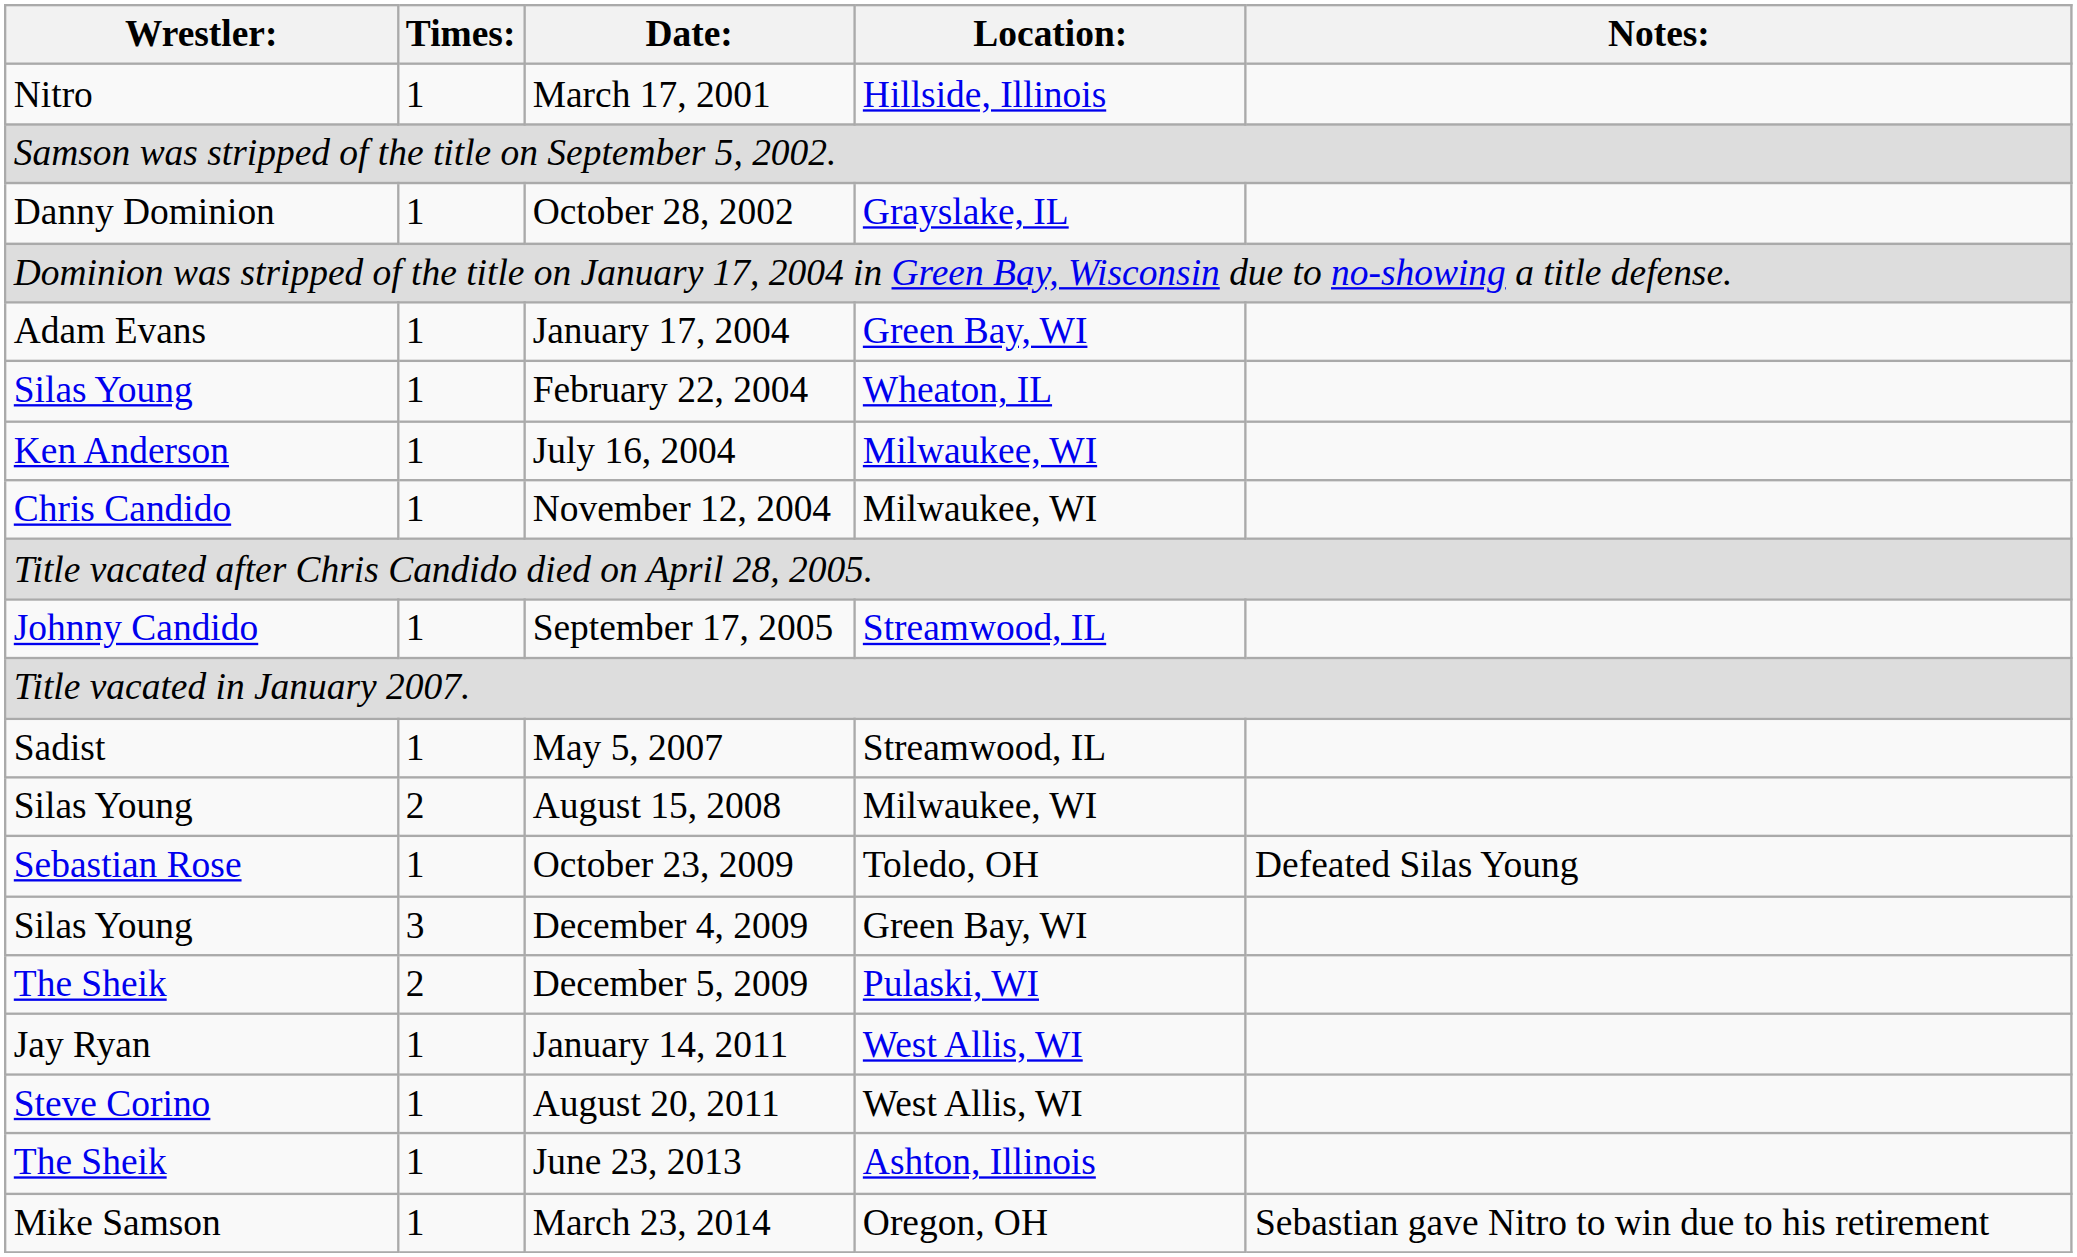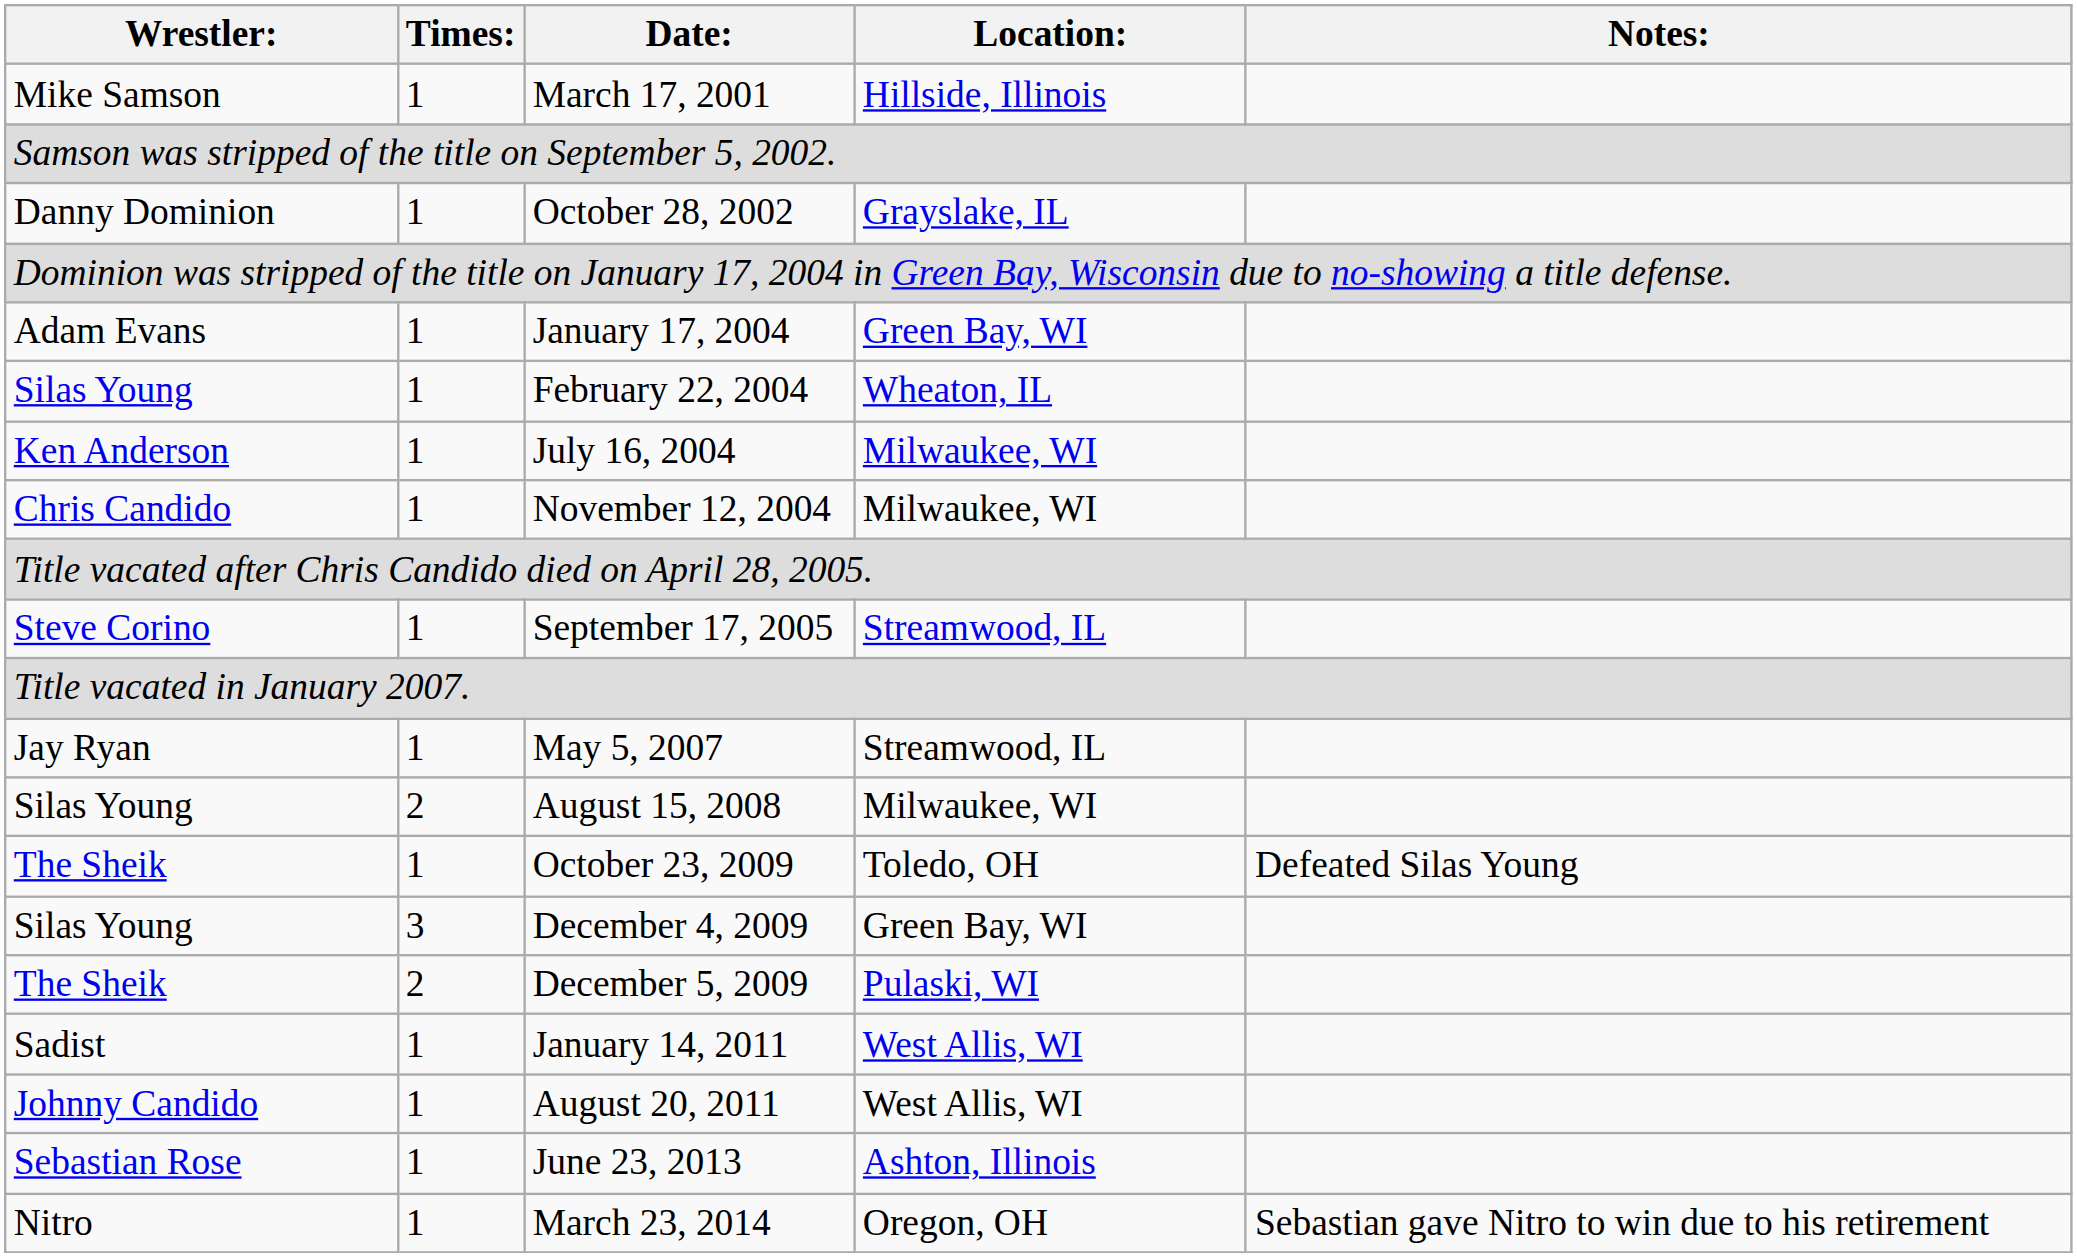(53, 93) Nitro -> (117, 93) Mike Samson
(136, 627) Johnny Candido -> (112, 627) Steve Corino
(60, 746) Sadist -> (82, 746) Jay Ryan
(128, 865) Sebastian Rose -> (90, 865) The Sheik
(82, 1043) Jay Ryan -> (60, 1043) Sadist
(112, 1102) Steve Corino -> (136, 1102) Johnny Candido
(90, 1162) The Sheik -> (128, 1162) Sebastian Rose
(117, 1221) Mike Samson -> (53, 1221) Nitro
